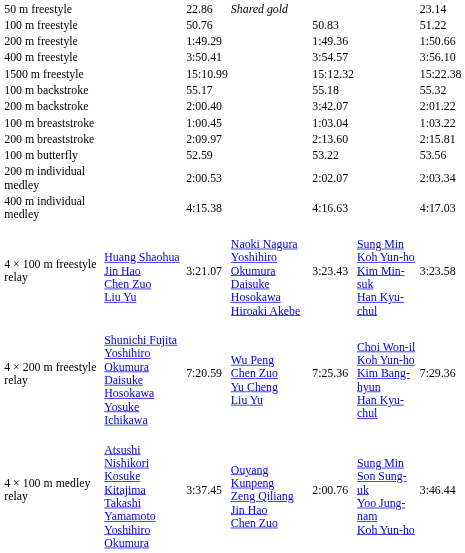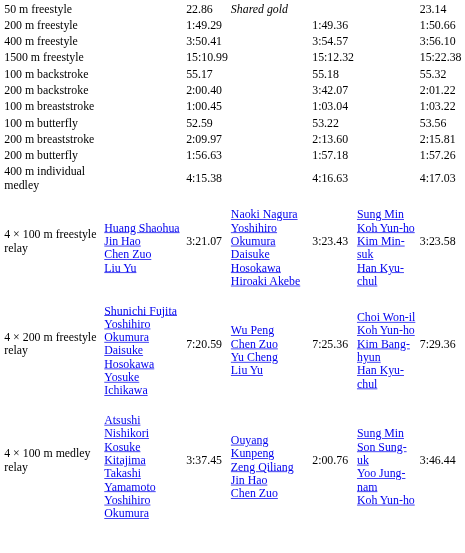- row: (41, 25)
rows swapped: (49, 139) <-> (41, 155)
+ row: (41, 155)
- row: (45, 178)
